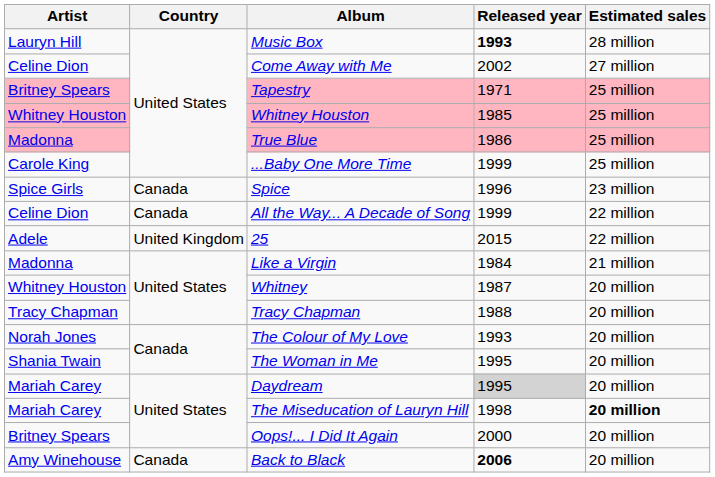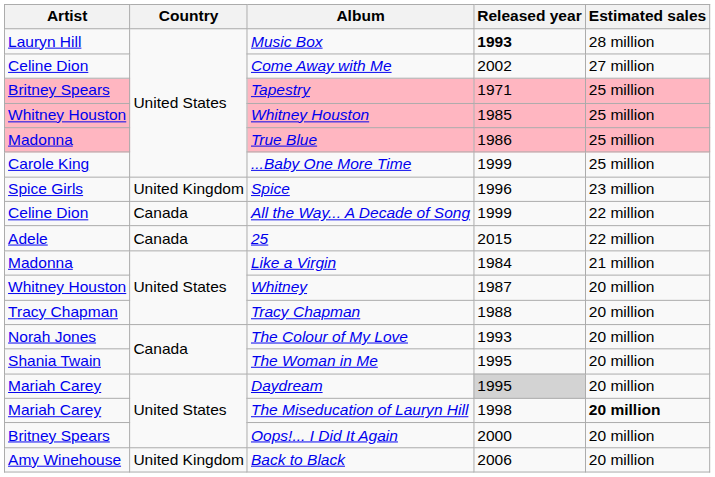(161, 189) Canada -> (189, 189) United Kingdom
(189, 238) United Kingdom -> (161, 238) Canada
(161, 459) Canada -> (189, 459) United Kingdom
(495, 459) bold -> (495, 459) normal
